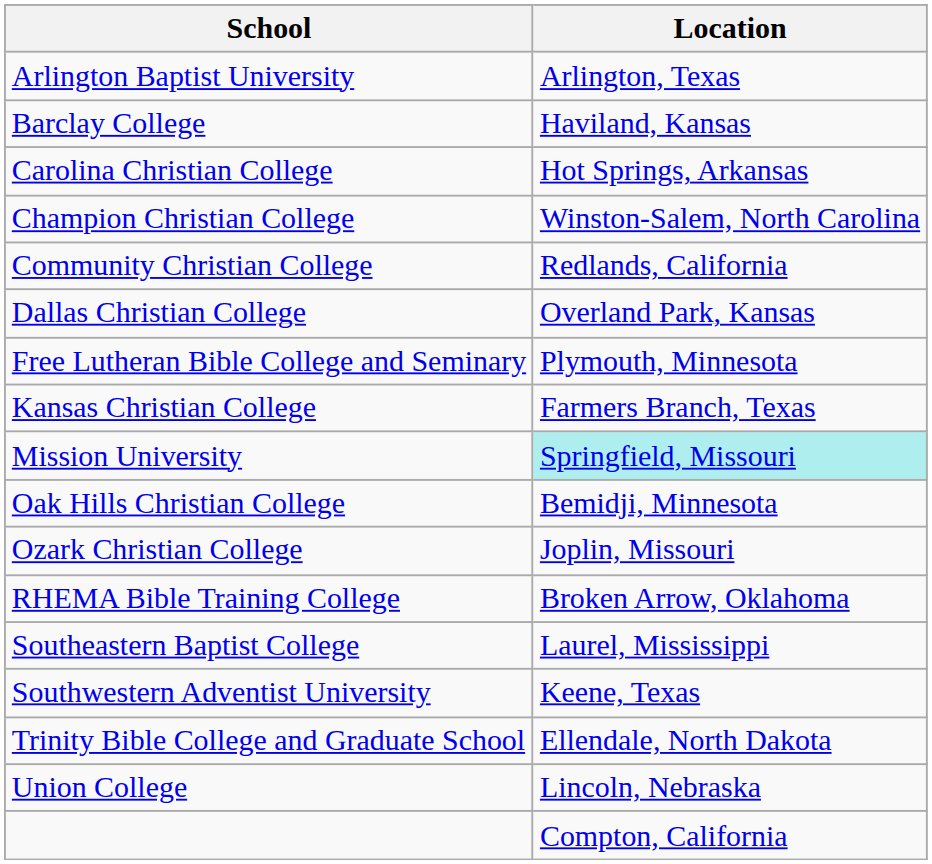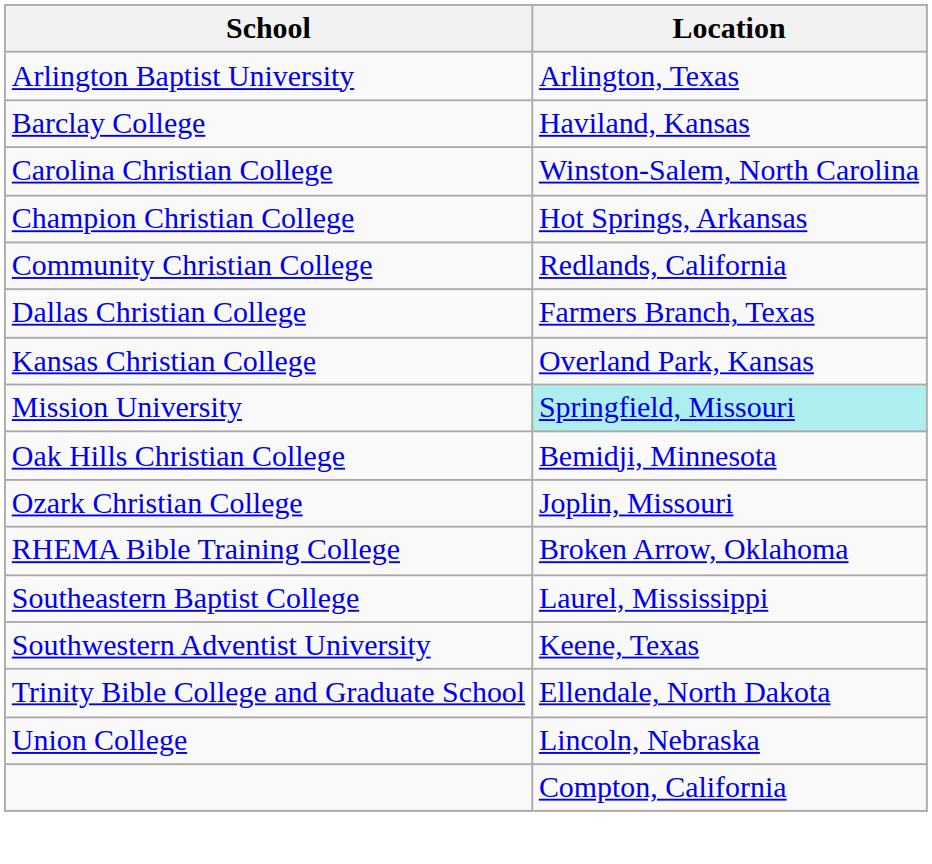(674, 170) Hot Springs, Arkansas -> (729, 170) Winston-Salem, North Carolina
(730, 218) Winston-Salem, North Carolina -> (673, 218) Hot Springs, Arkansas
(677, 312) Overland Park, Kansas -> (677, 312) Farmers Branch, Texas
- row: (269, 360)
(678, 407) Farmers Branch, Texas -> (676, 360) Overland Park, Kansas
